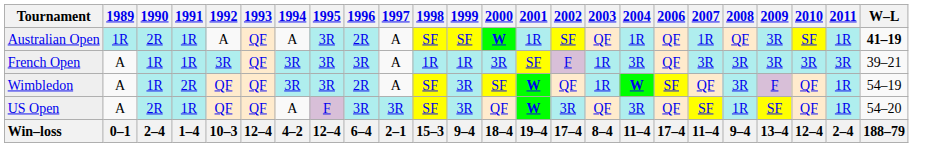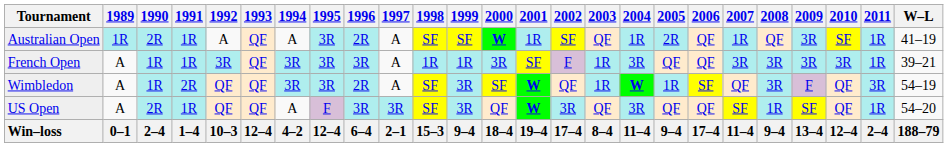+ column: (671, 16)
(884, 39) bold -> (919, 39) normal
(843, 62) 3R -> (878, 62) 1R
(843, 85) 1R -> (878, 85) 3R
